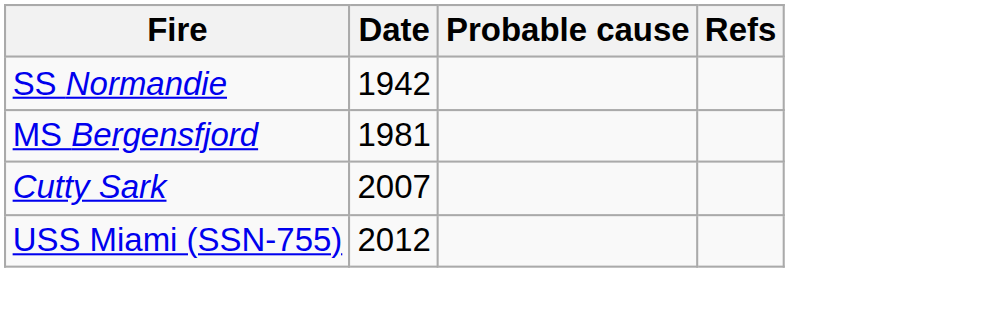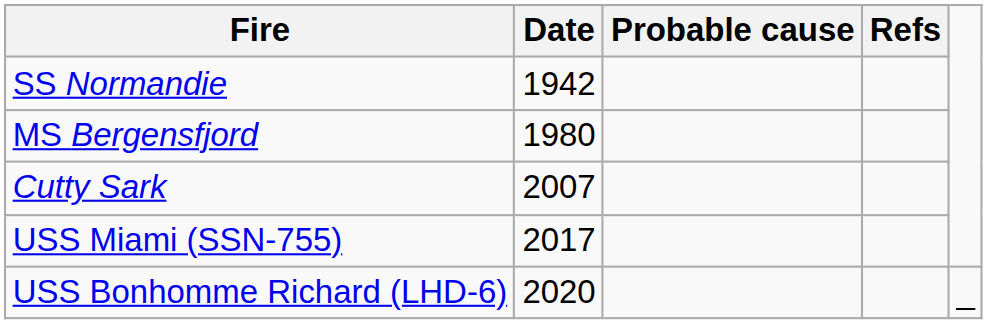(394, 135) 1981 -> (559, 135) 1980
(394, 239) 2012 -> (559, 239) 2017
+ row: (260, 291)
